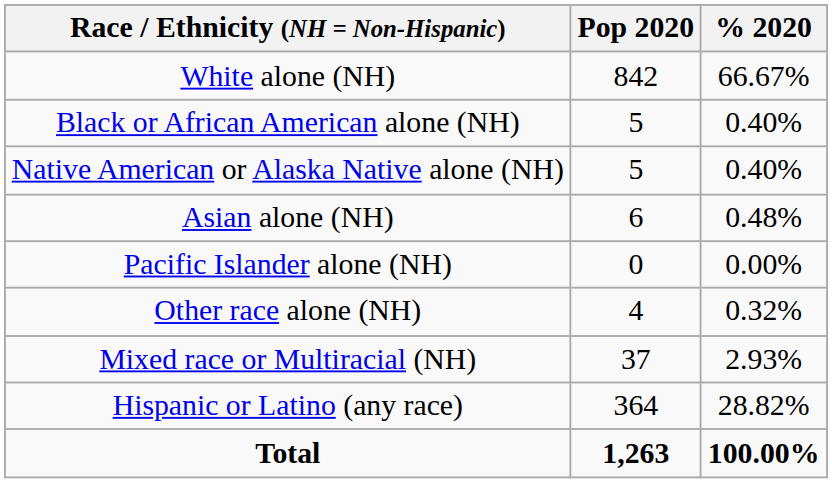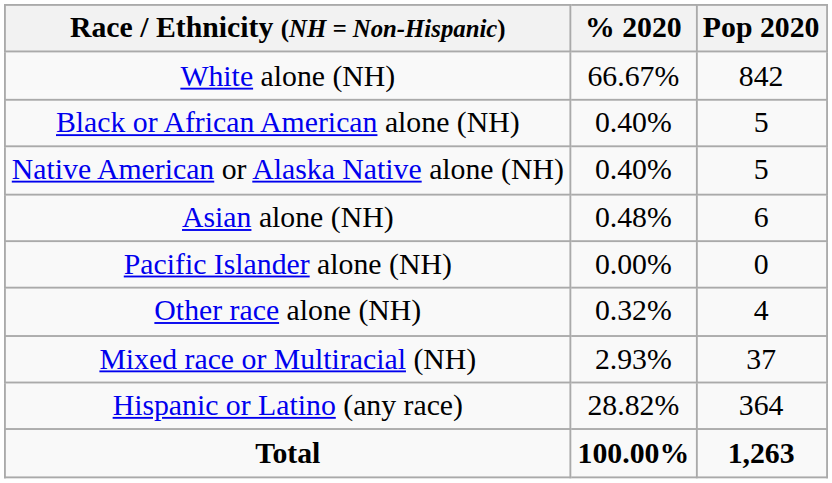columns swapped: (636, 28) <-> (764, 28)
